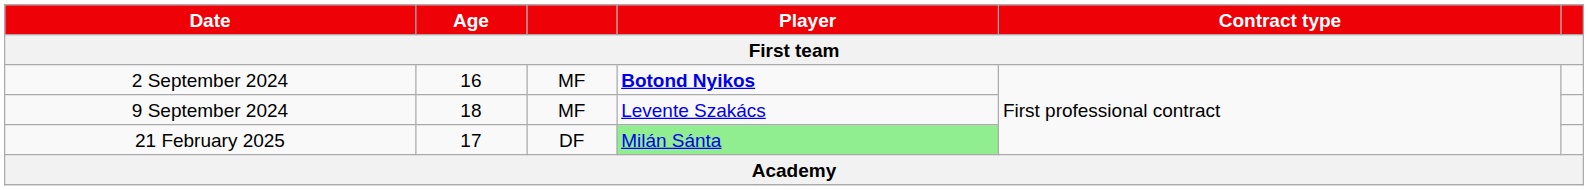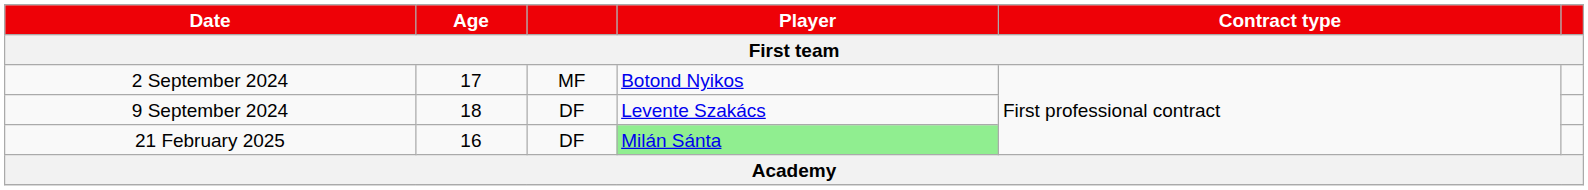(471, 80) 16 -> (471, 80) 17
(688, 80) bold -> (682, 80) normal
(572, 110) MF -> (572, 110) DF
(471, 140) 17 -> (471, 140) 16
